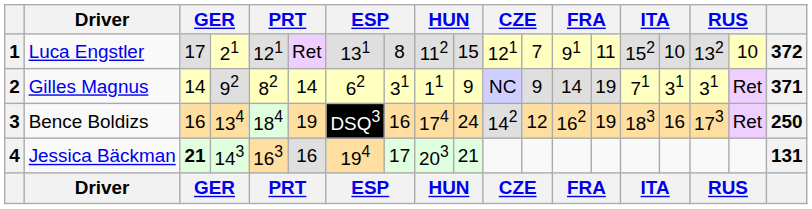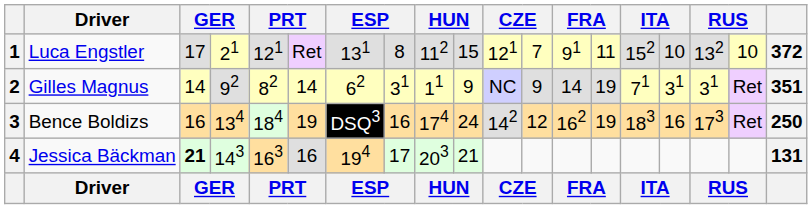(787, 86) 371 -> (787, 86) 351
